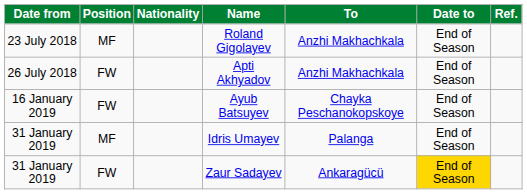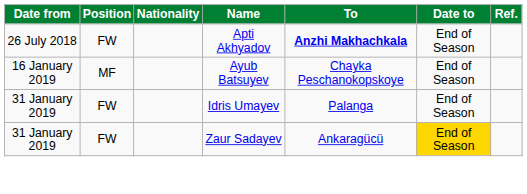- row: (244, 41)
(351, 74) normal -> (351, 41) bold
(107, 106) FW -> (107, 74) MF
(107, 139) MF -> (107, 106) FW
